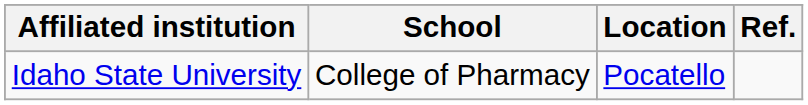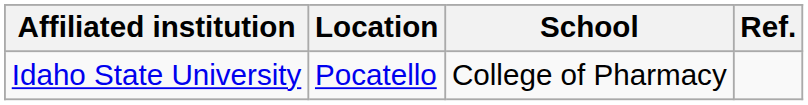columns swapped: (452, 27) <-> (665, 27)
